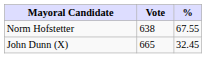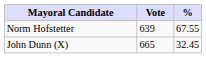(147, 28) 638 -> (147, 28) 639
